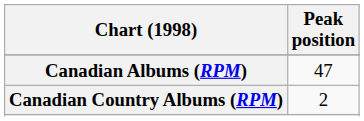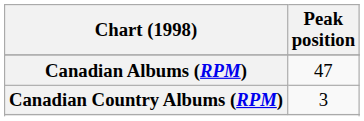(323, 99) 2 -> (323, 99) 3
